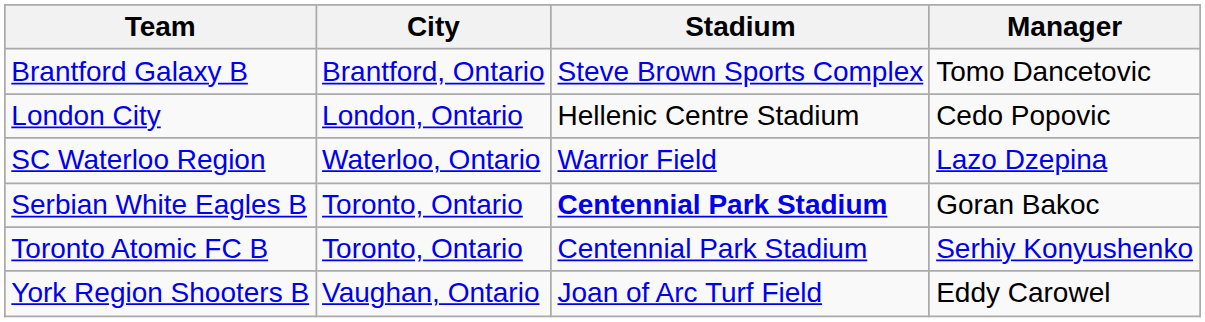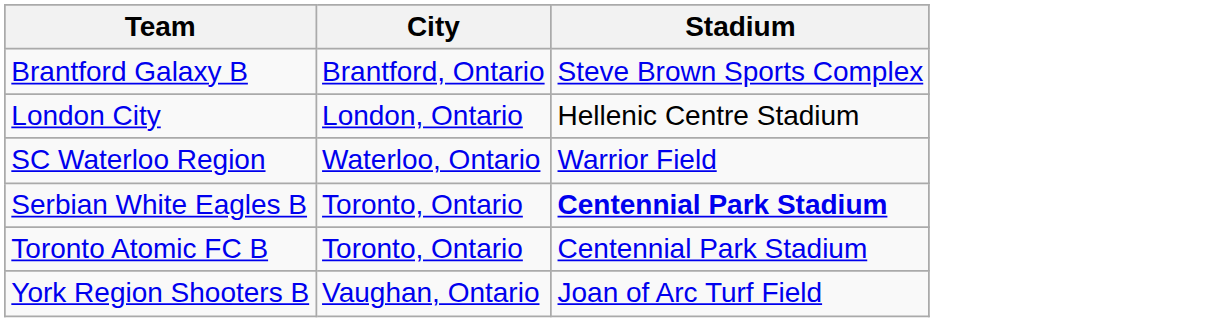- column: (1065, 26)
